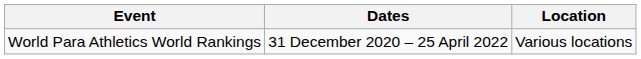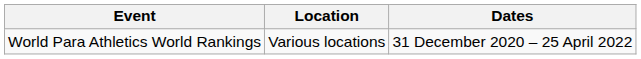columns swapped: (388, 16) <-> (574, 16)
